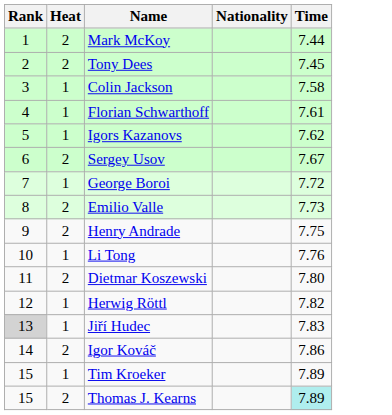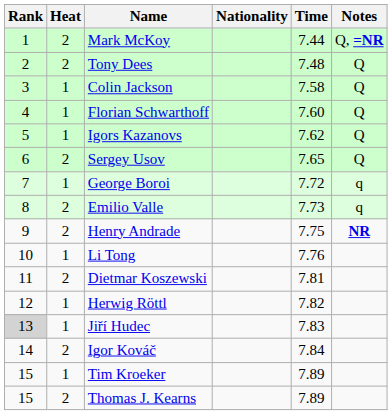+ column: (359, 16)
(311, 64) 7.45 -> (311, 64) 7.48
(311, 111) 7.61 -> (311, 111) 7.60
(311, 159) 7.67 -> (311, 159) 7.65
(311, 278) 7.80 -> (311, 278) 7.81
(311, 350) 7.86 -> (311, 350) 7.84
(311, 398) paleturquoise background -> (311, 398) no background
